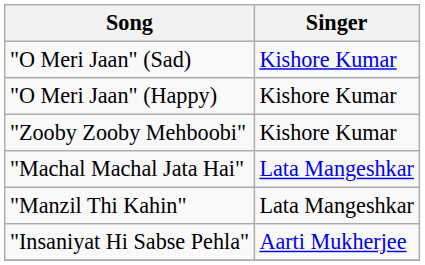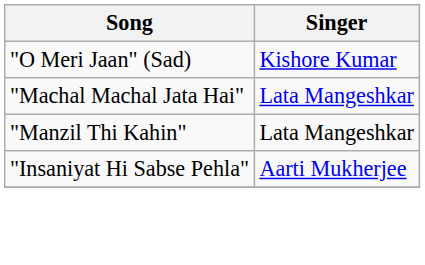- row: (113, 96)
- row: (128, 132)
